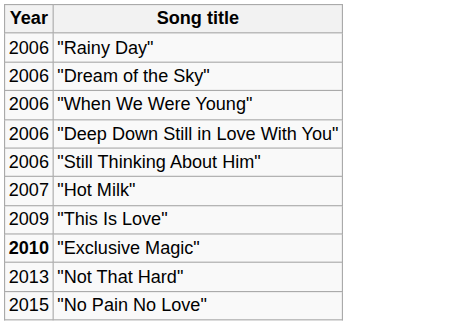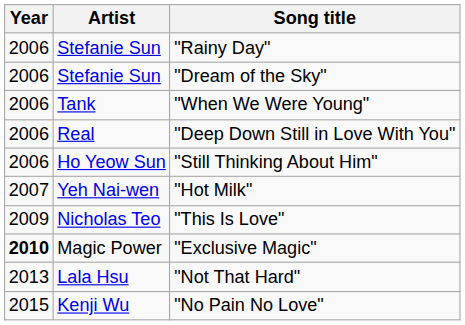+ column: (112, 18)
